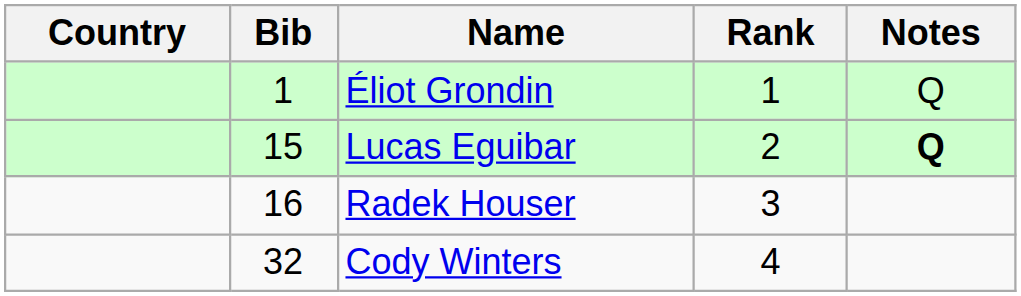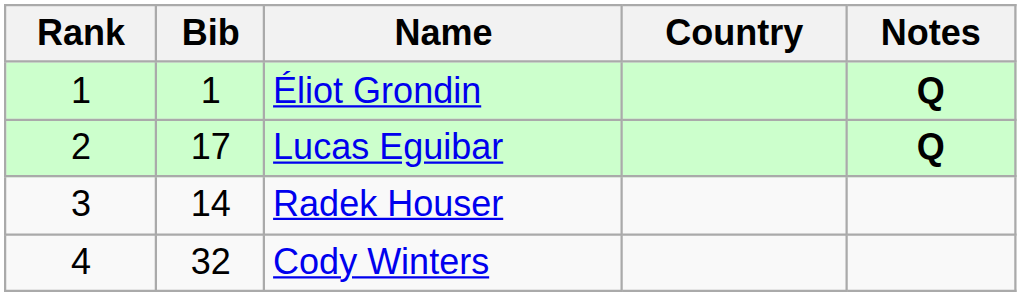columns swapped: (771, 33) <-> (117, 33)
(931, 90) normal -> (931, 90) bold
(283, 147) 15 -> (211, 147) 17
(283, 204) 16 -> (211, 204) 14
